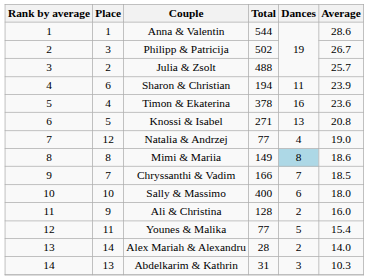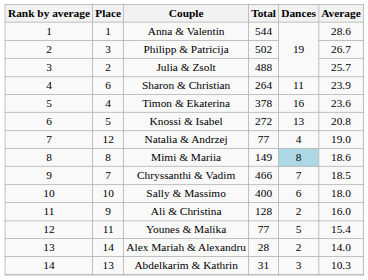(264, 85) 194 -> (264, 85) 264
(264, 121) 271 -> (264, 121) 272
(264, 175) 166 -> (264, 175) 466
